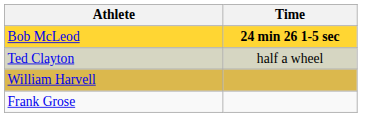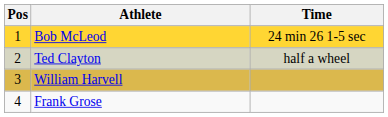+ column: (18, 15)
(290, 36) bold -> (317, 36) normal
